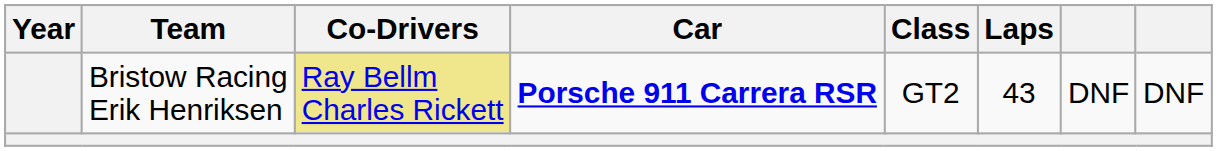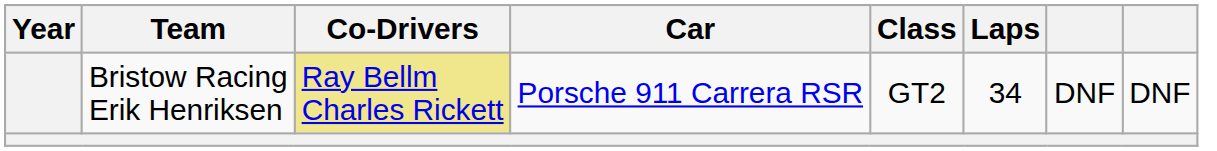(697, 93) bold -> (690, 93) normal
(1019, 93) 43 -> (1005, 93) 34
